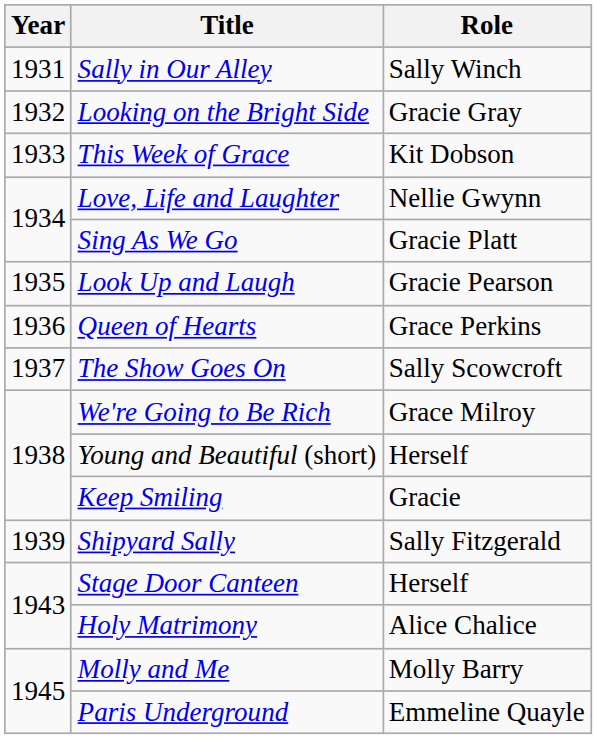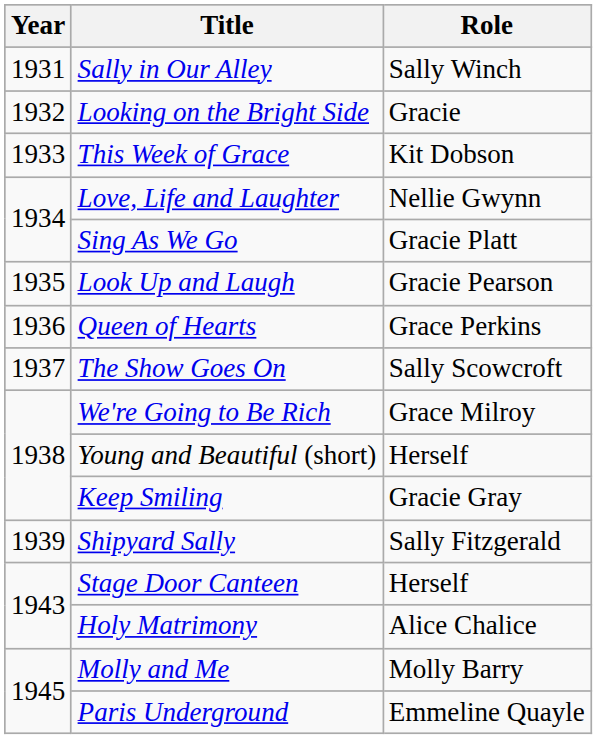(455, 111) Gracie Gray -> (425, 111) Gracie
(425, 497) Gracie -> (455, 497) Gracie Gray
